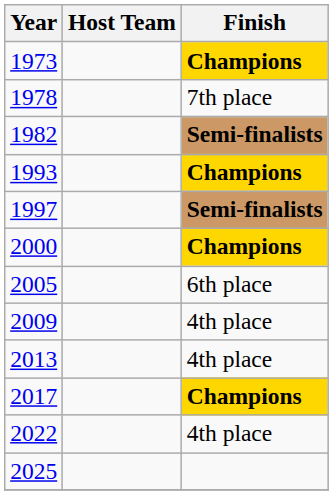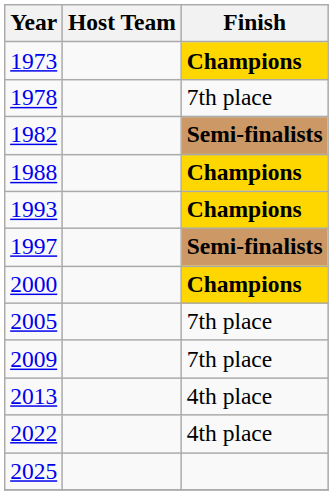+ row: (34, 172)
(229, 284) 6th place -> (229, 321) 7th place
(229, 321) 4th place -> (229, 358) 7th place
- row: (34, 396)
